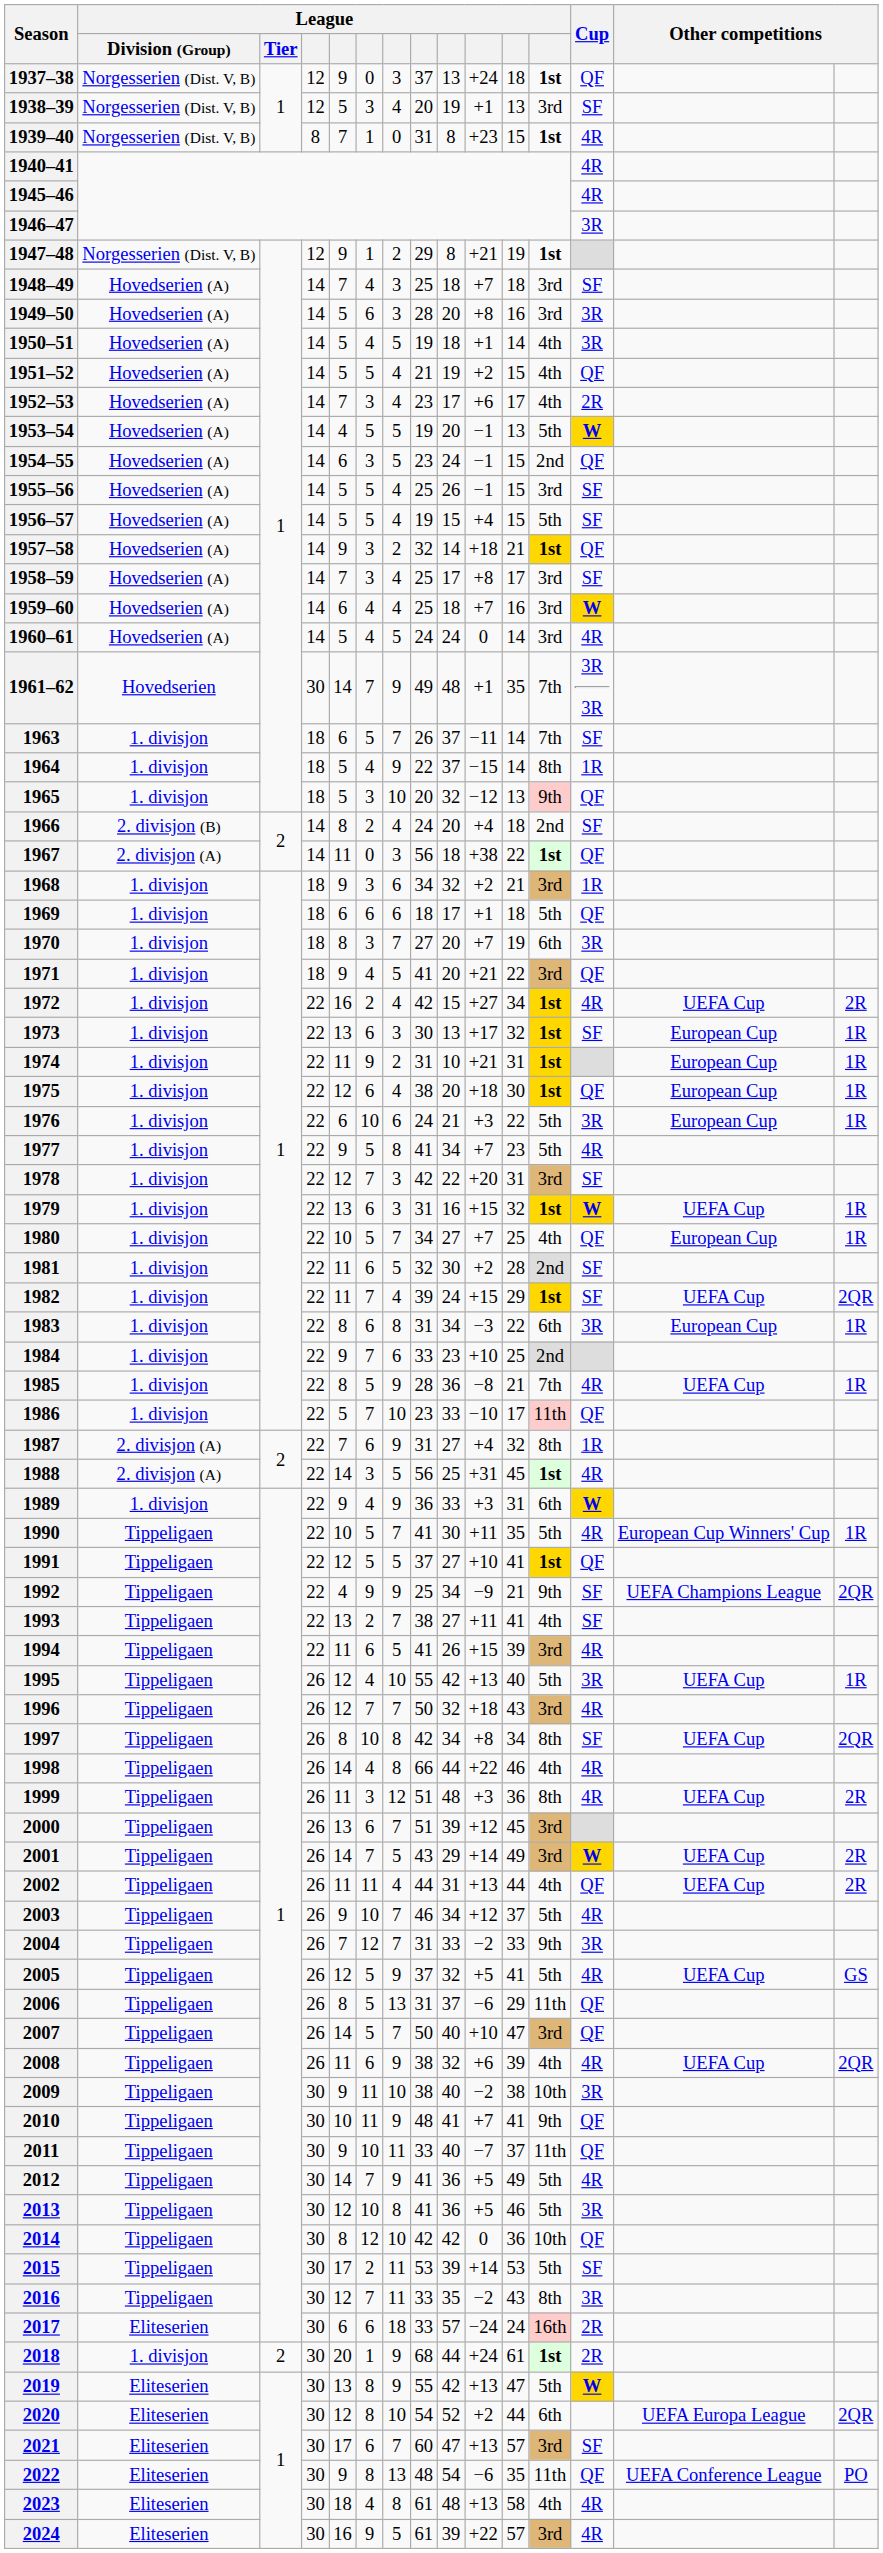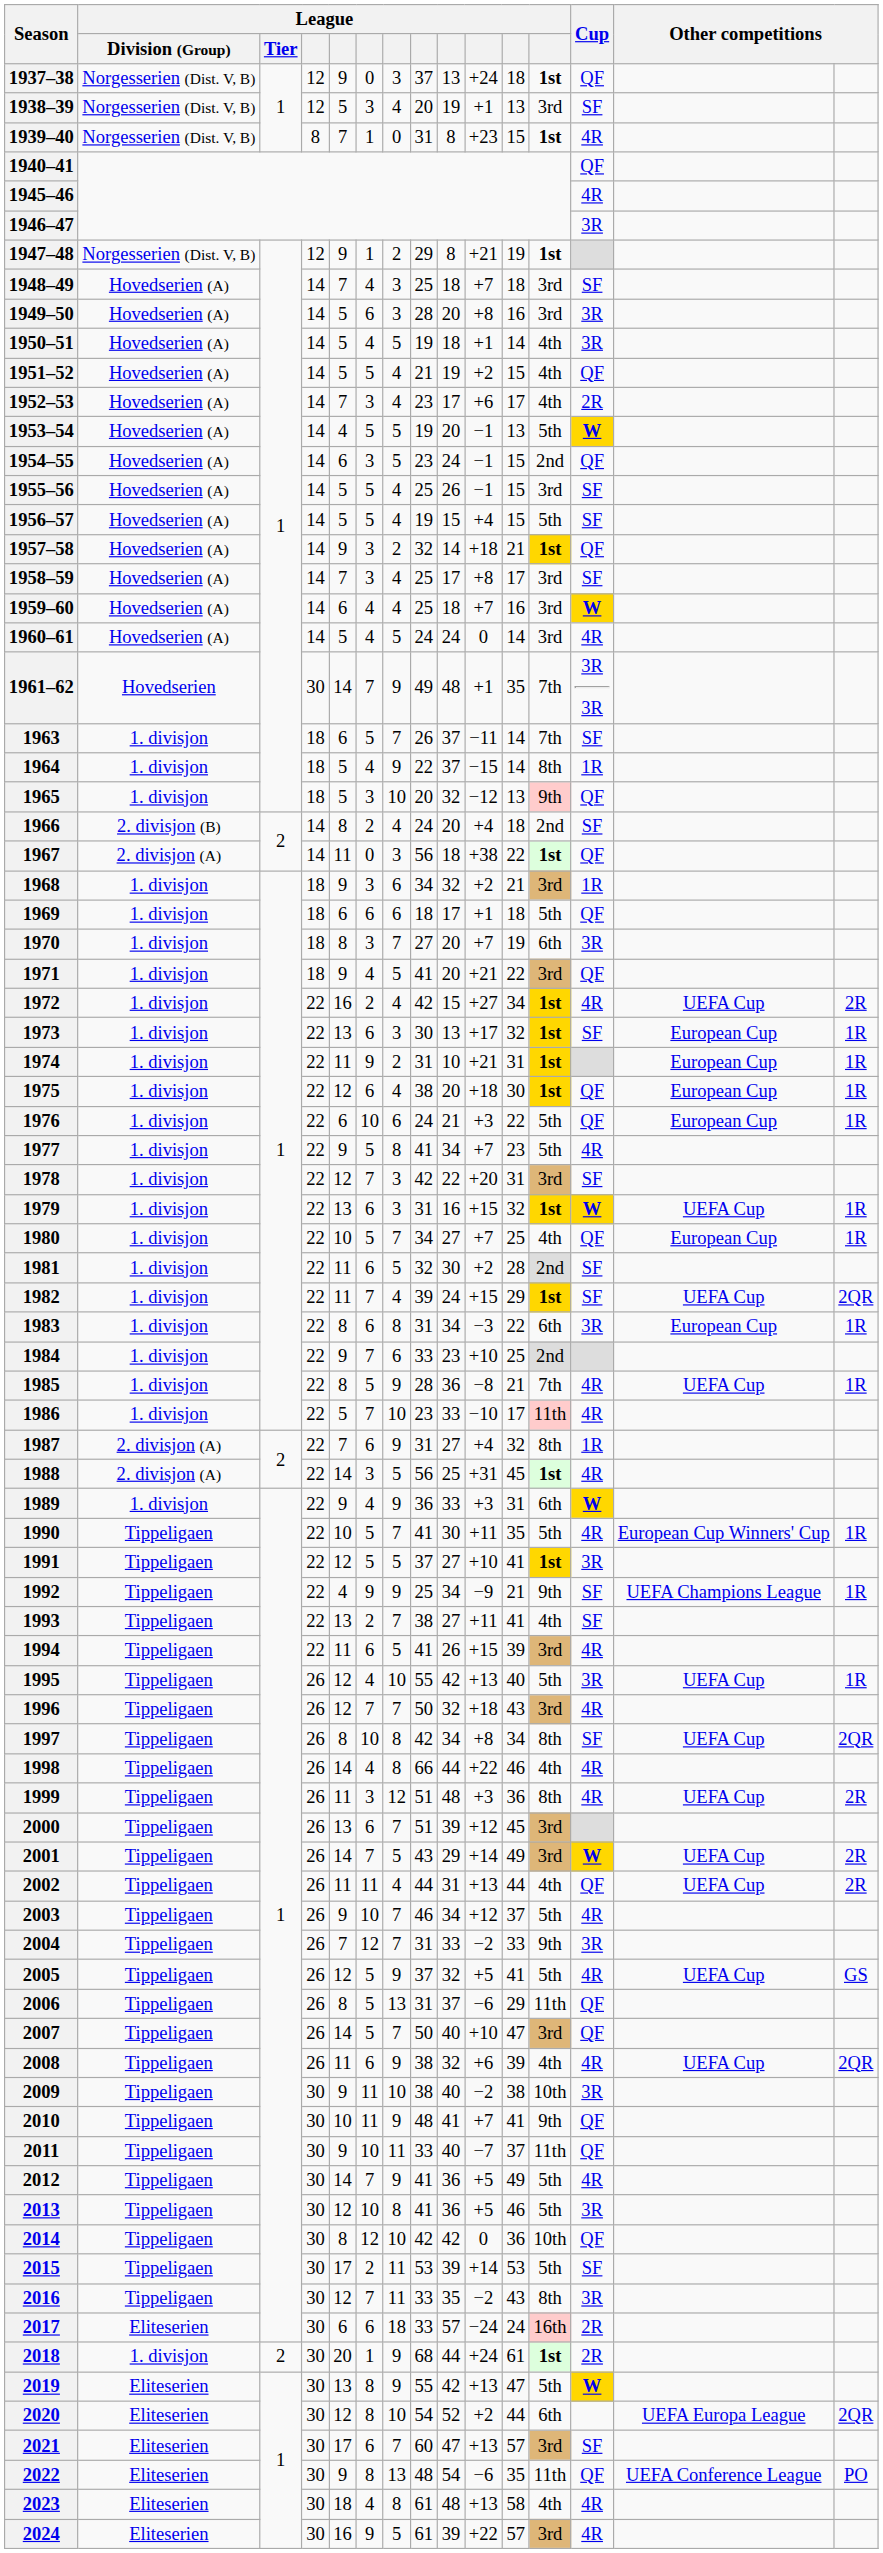(592, 166) 4R -> (592, 166) QF
(592, 1120) 3R -> (592, 1120) QF
(592, 1414) QF -> (592, 1414) 4R
(592, 1562) QF -> (592, 1562) 3R
(856, 1591) 2QR -> (856, 1591) 1R
